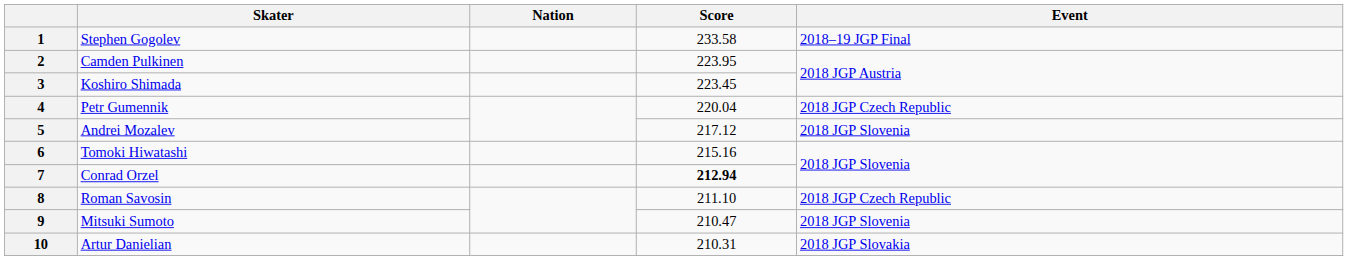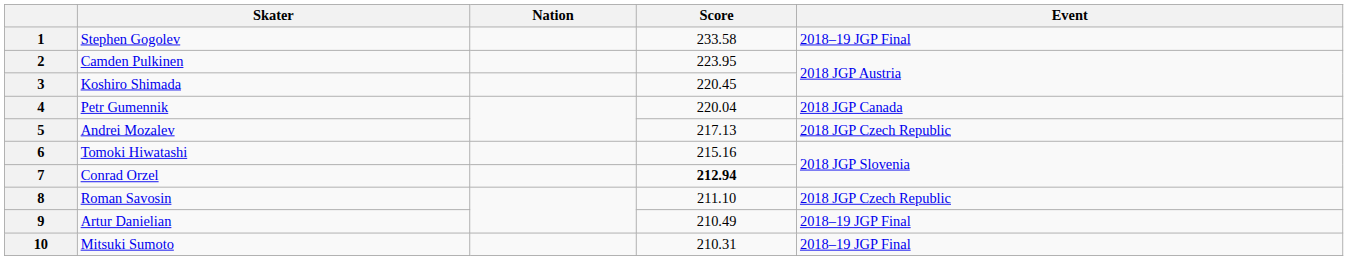(717, 84) 223.45 -> (717, 84) 220.45
(875, 107) 2018 JGP Czech Republic -> (851, 107) 2018 JGP Canada
(717, 130) 217.12 -> (717, 130) 217.13
(855, 130) 2018 JGP Slovenia -> (875, 130) 2018 JGP Czech Republic
(127, 221) Mitsuki Sumoto -> (126, 221) Artur Danielian
(717, 221) 210.47 -> (717, 221) 210.49
(855, 221) 2018 JGP Slovenia -> (855, 221) 2018–19 JGP Final
(126, 244) Artur Danielian -> (127, 244) Mitsuki Sumoto
(855, 244) 2018 JGP Slovakia -> (855, 244) 2018–19 JGP Final
